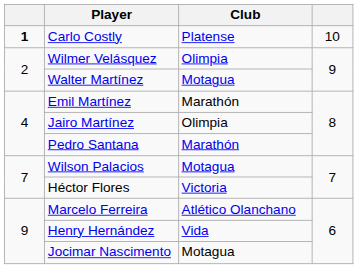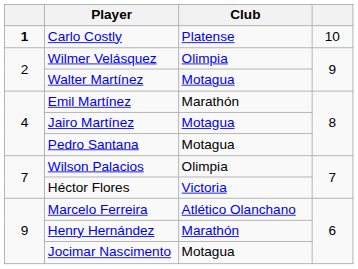(205, 123) Olimpia -> (208, 123) Motagua
(210, 144) Marathón -> (208, 144) Motagua
(208, 166) Motagua -> (205, 166) Olimpia
(195, 230) Vida -> (210, 230) Marathón
